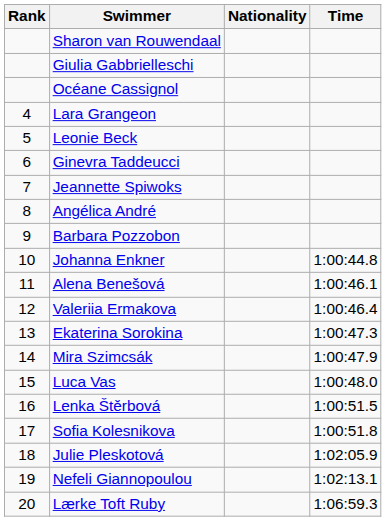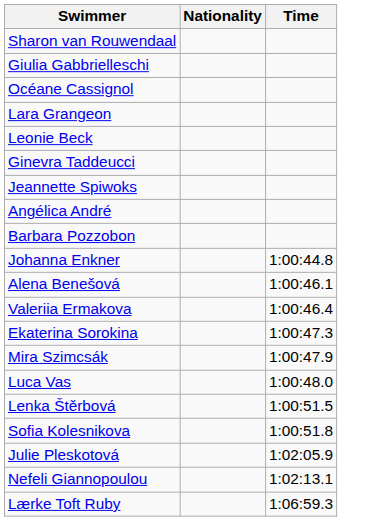- column: (27, 16)
